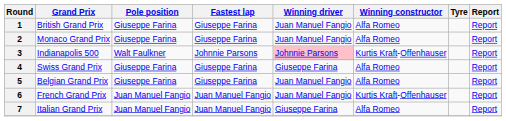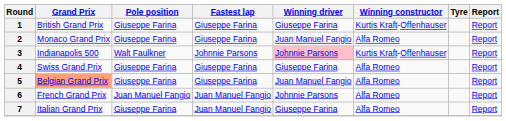(313, 25) Juan Manuel Fangio -> (306, 25) Giuseppe Farina
(378, 25) Alfa Romeo -> (401, 25) Kurtis Kraft-Offenhauser
(73, 81) no background -> (73, 81) lightsalmon background
(313, 95) Juan Manuel Fangio -> (306, 95) Johnnie Parsons
(401, 95) Kurtis Kraft-Offenhauser -> (378, 95) Alfa Romeo
(152, 109) Juan Manuel Fangio -> (145, 109) Giuseppe Farina
